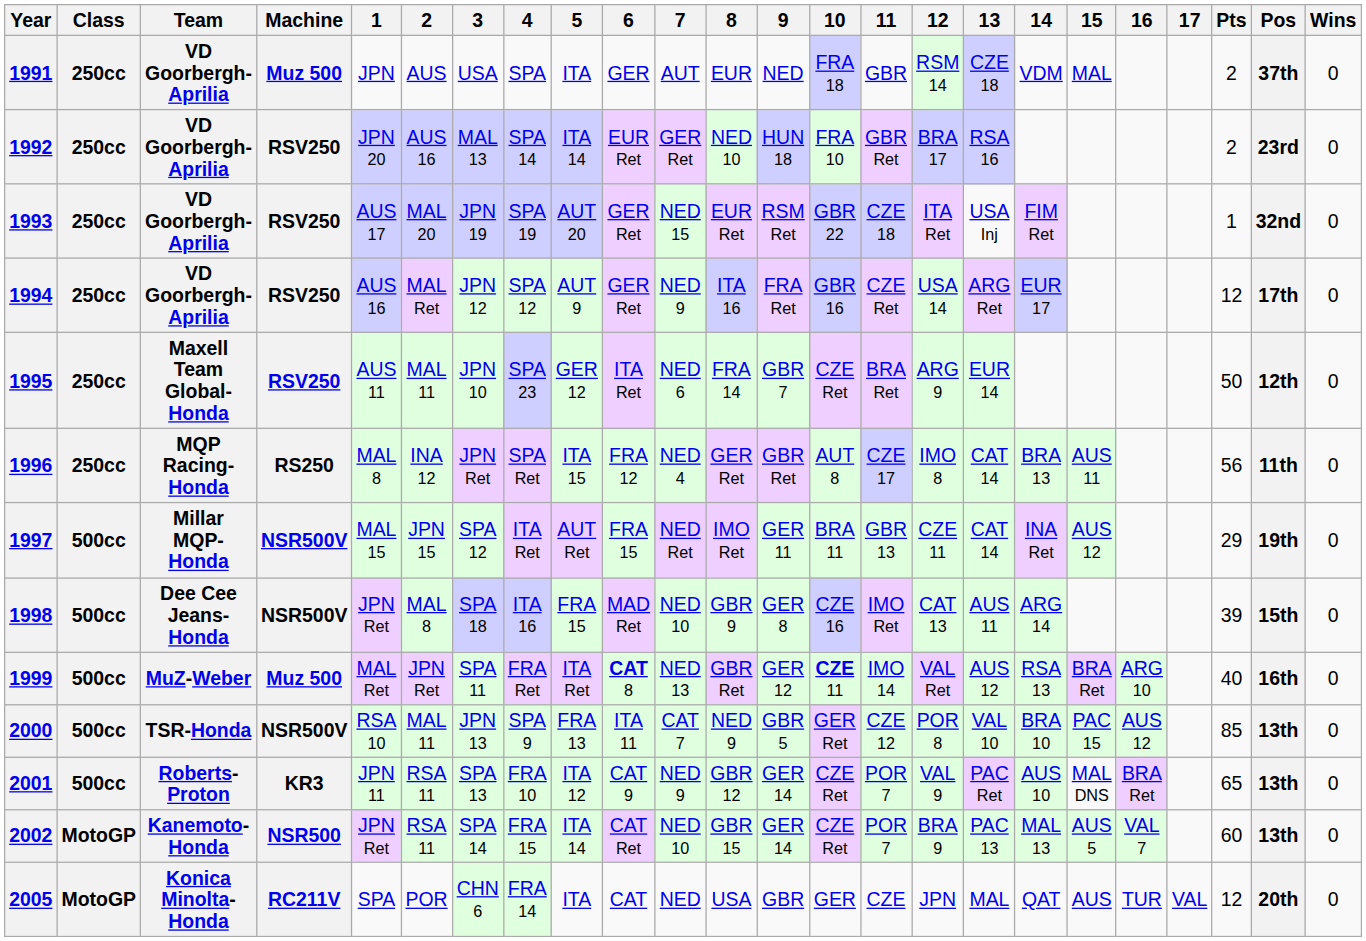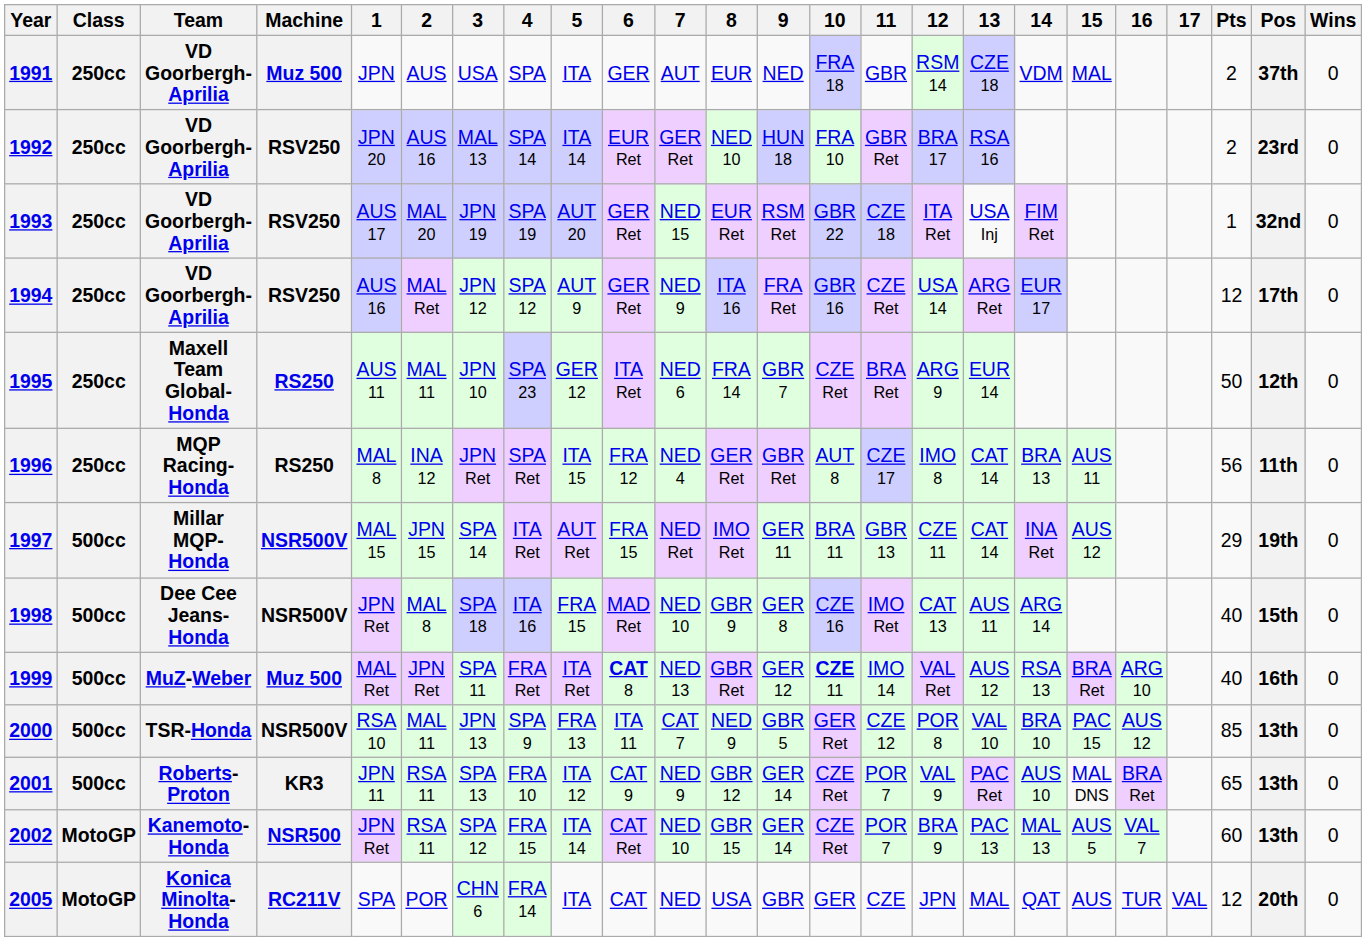(304, 381) RSV250 -> (304, 381) RS250
(478, 540) SPA 12 -> (478, 540) SPA 14
(1231, 615) 39 -> (1231, 615) 40
(478, 836) SPA 14 -> (478, 836) SPA 12
